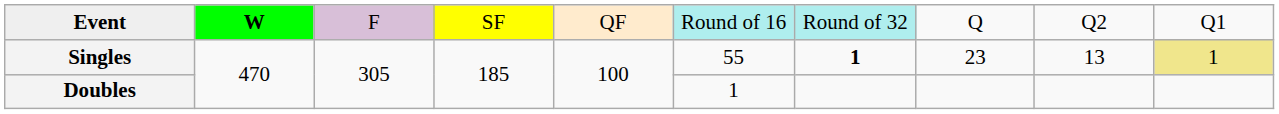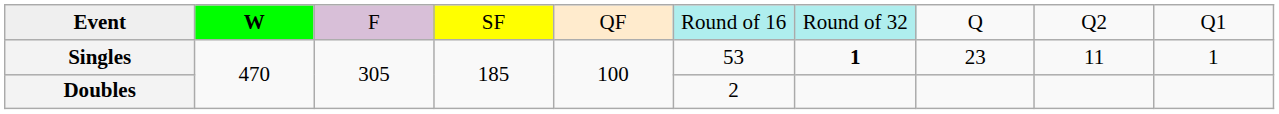(734, 56) 55 -> (734, 56) 53
(1094, 56) 13 -> (1094, 56) 11
(1213, 56) khaki background -> (1213, 56) no background
(734, 91) 1 -> (734, 91) 2
